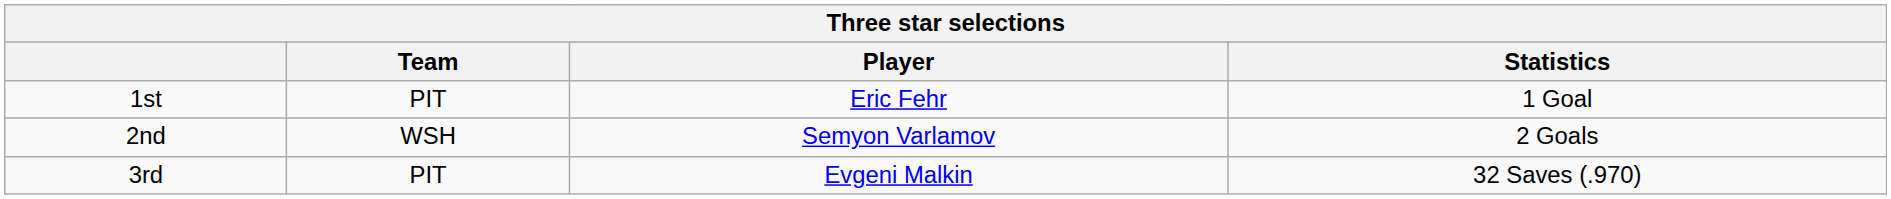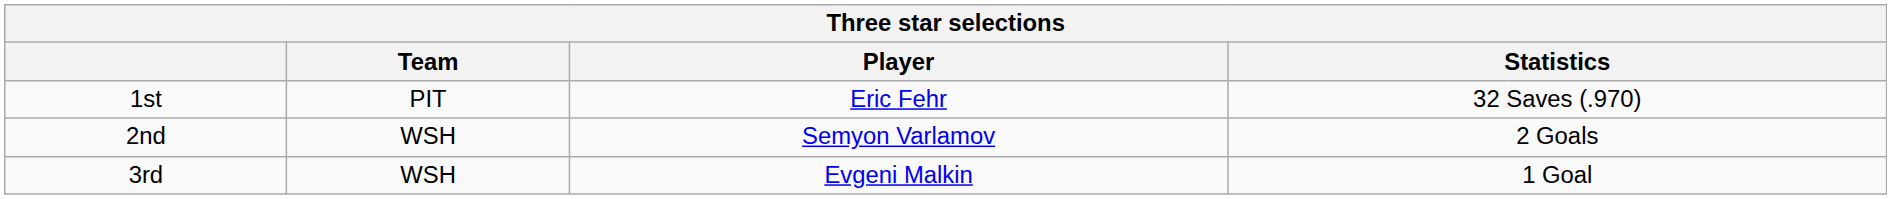(1557, 99) 1 Goal -> (1557, 99) 32 Saves (.970)
(428, 174) PIT -> (428, 174) WSH
(1557, 174) 32 Saves (.970) -> (1557, 174) 1 Goal
